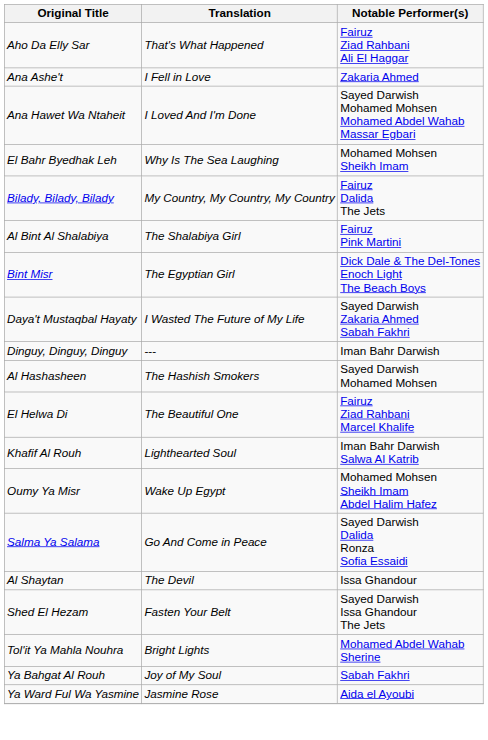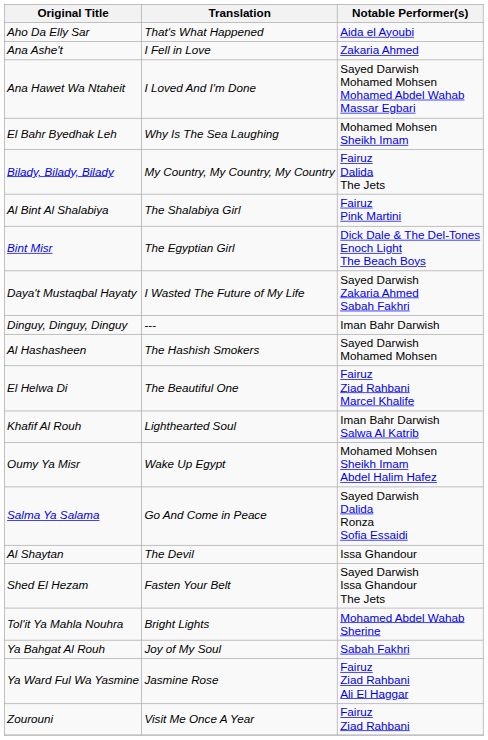(375, 45) Fairuz Ziad Rahbani Ali El Haggar -> (377, 32) Aida el Ayoubi
(377, 694) Aida el Ayoubi -> (375, 681) Fairuz Ziad Rahbani Ali El Haggar
+ row: (30, 719)
